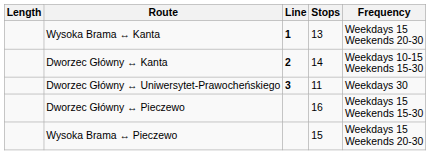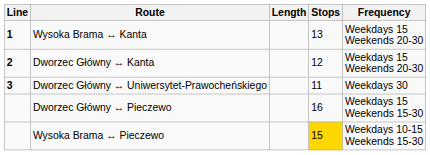columns swapped: (296, 12) <-> (24, 12)
(317, 63) 14 -> (317, 63) 12
(384, 63) Weekdays 10-15 Weekends 15-30 -> (384, 63) Weekdays 15 Weekends 20-30
(317, 136) no background -> (317, 136) gold background
(384, 136) Weekdays 15 Weekends 20-30 -> (384, 136) Weekdays 10-15 Weekends 15-30
